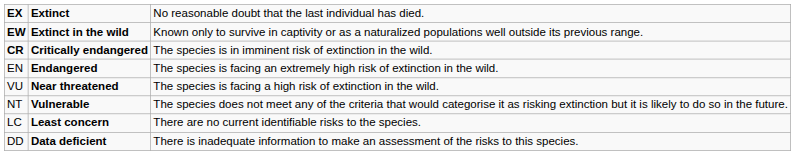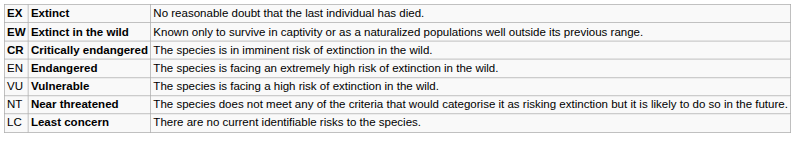(75, 86) Near threatened -> (60, 86) Vulnerable
(60, 104) Vulnerable -> (75, 104) Near threatened
- row: (15, 141)
